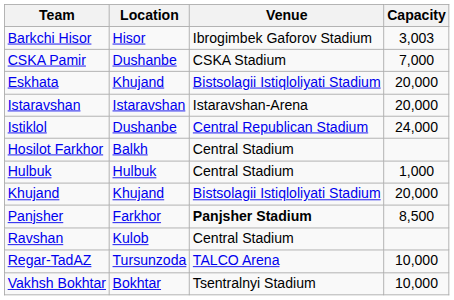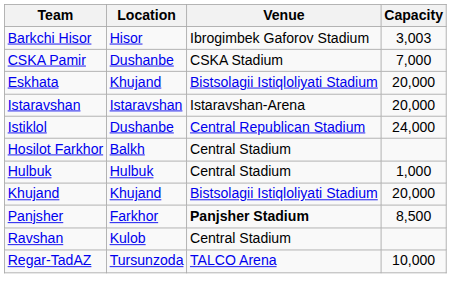- row: (57, 283)
